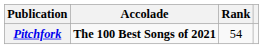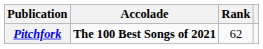(236, 33) 54 -> (236, 33) 62
